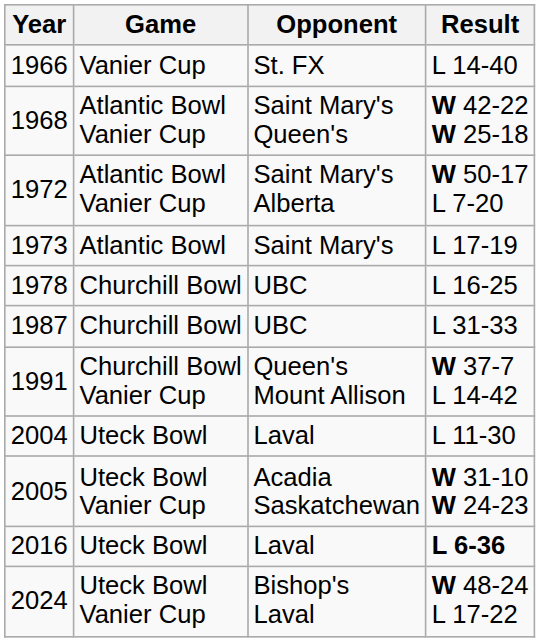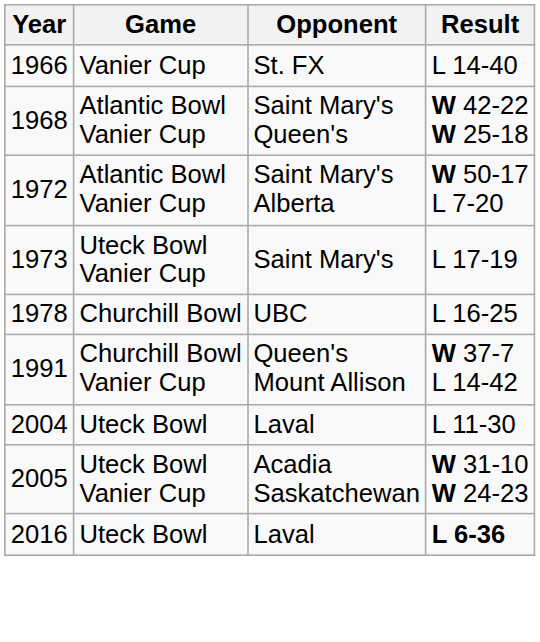(153, 244) Atlantic Bowl -> (143, 259) Uteck Bowl Vanier Cup
- row: (39, 326)
- row: (39, 601)
